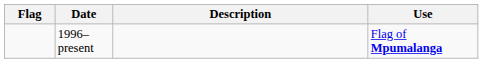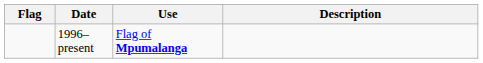columns swapped: (423, 14) <-> (240, 14)
